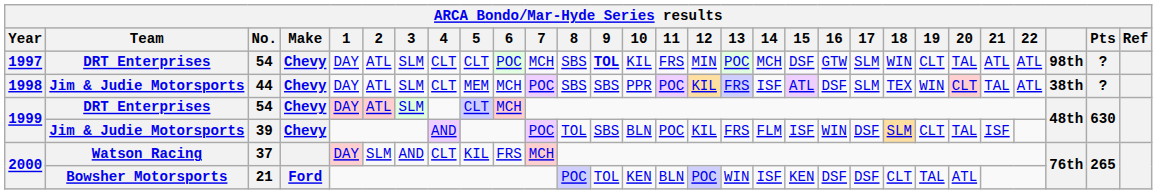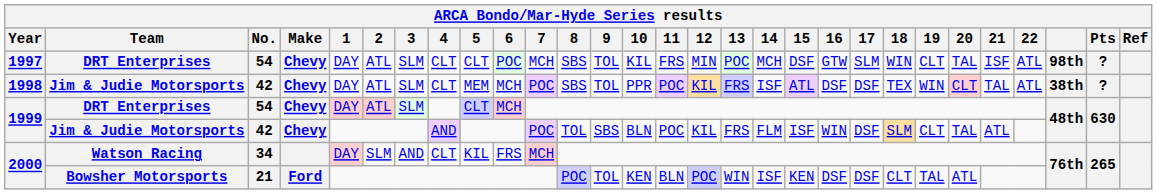(607, 62) bold -> (607, 62) normal
(997, 62) ATL -> (997, 62) ISF
(264, 85) 44 -> (264, 85) 42
(607, 85) SBS -> (607, 85) TOL
(867, 85) SLM -> (867, 85) DSF
(264, 131) 39 -> (264, 131) 42
(997, 131) ISF -> (997, 131) ATL
(264, 154) 37 -> (264, 154) 34
